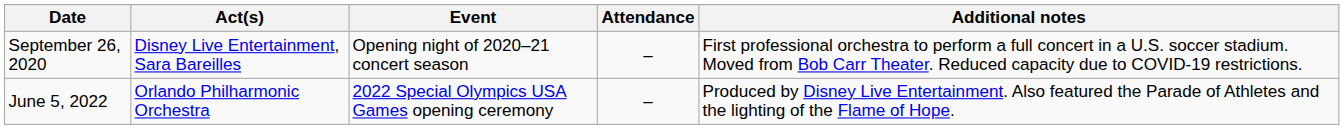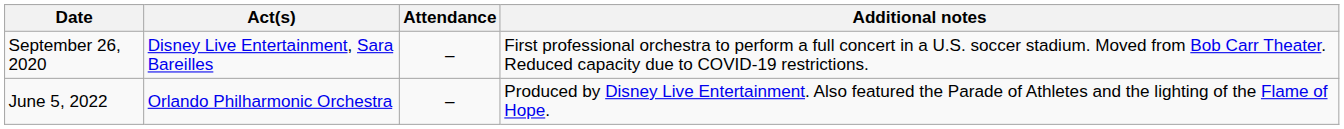- column: (473, 18)
